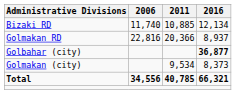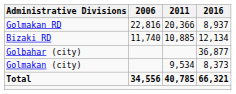rows swapped: (29, 25) <-> (34, 38)
(214, 52) bold -> (214, 52) normal
